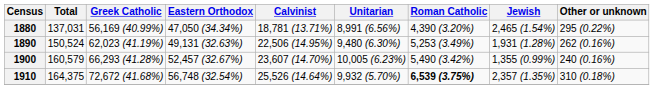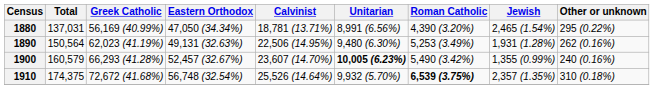(66, 44) 150,524 -> (66, 44) 150,564
(371, 60) normal -> (371, 60) bold
(66, 76) 164,375 -> (66, 76) 174,375
